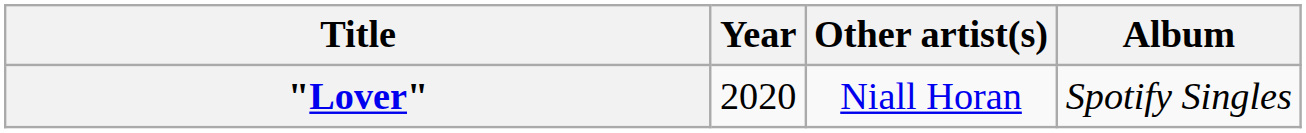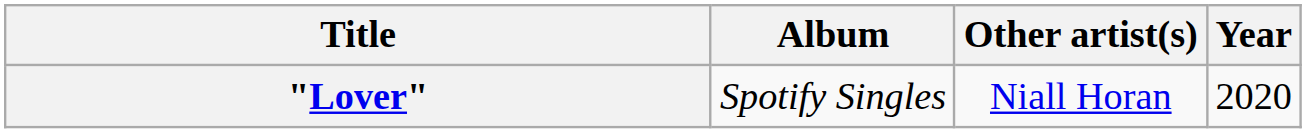columns swapped: (758, 34) <-> (1179, 34)
